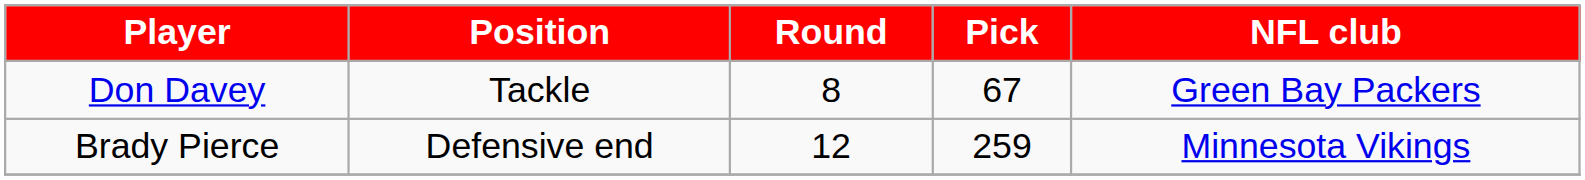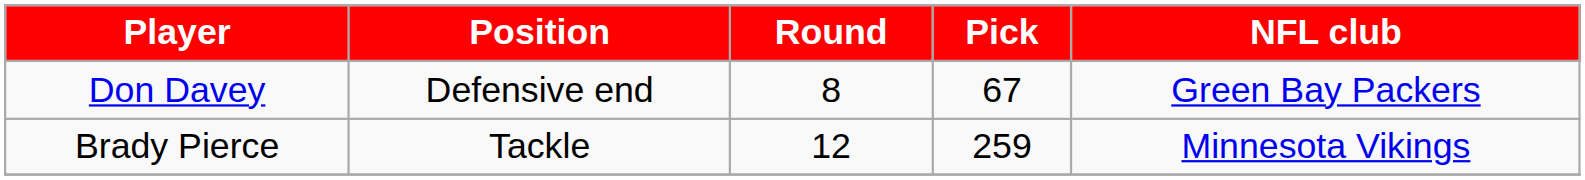(540, 89) Tackle -> (540, 89) Defensive end
(540, 145) Defensive end -> (540, 145) Tackle
